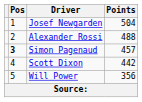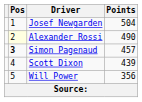(13, 38) no background -> (13, 38) lightyellow background
(128, 38) 488 -> (128, 38) 490
(128, 64) 442 -> (128, 64) 439
